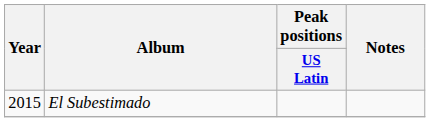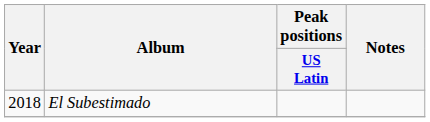(25, 103) 2015 -> (25, 103) 2018
